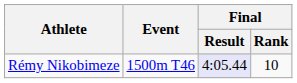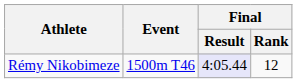(271, 66) 10 -> (271, 66) 12
